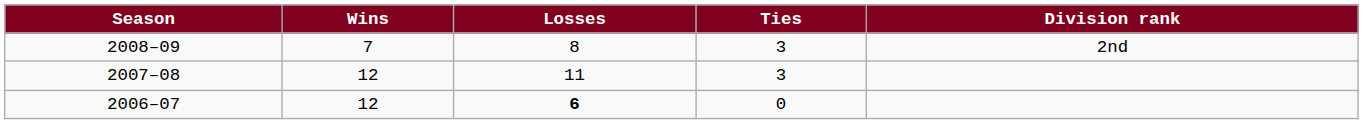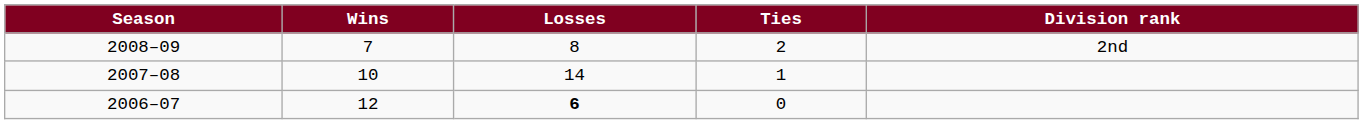(781, 47) 3 -> (781, 47) 2
(368, 76) 12 -> (368, 76) 10
(575, 76) 11 -> (575, 76) 14
(781, 76) 3 -> (781, 76) 1
